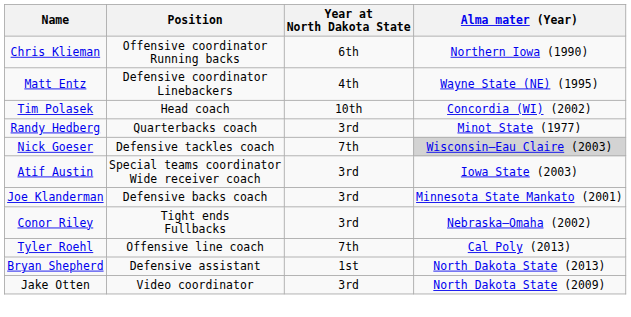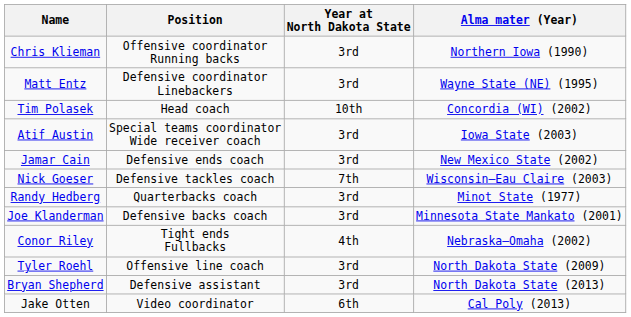(349, 52) 6th -> (349, 52) 3rd
(349, 84) 4th -> (349, 84) 3rd
rows swapped: (55, 172) <-> (55, 128)
+ row: (55, 160)
(519, 147) lightgrey background -> (519, 178) no background
(349, 222) 3rd -> (349, 241) 4th
(349, 248) 7th -> (349, 266) 3rd
(519, 248) Cal Poly (2013) -> (519, 266) North Dakota State (2009)
(349, 266) 1st -> (349, 285) 3rd
(349, 285) 3rd -> (349, 304) 6th
(519, 285) North Dakota State (2009) -> (519, 304) Cal Poly (2013)
